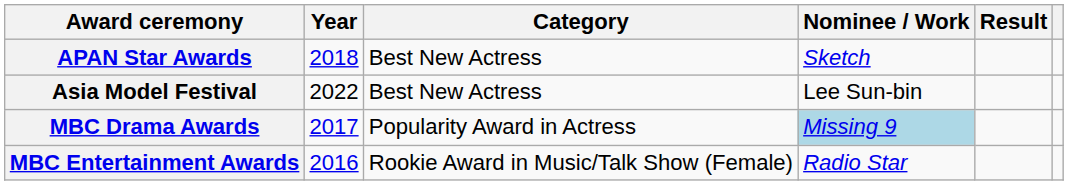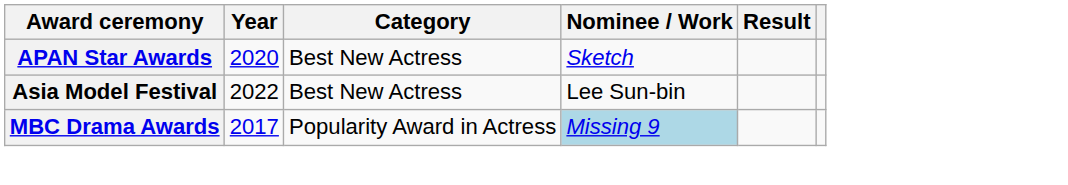(334, 57) 2018 -> (254, 57) 2020
- row: (155, 162)
